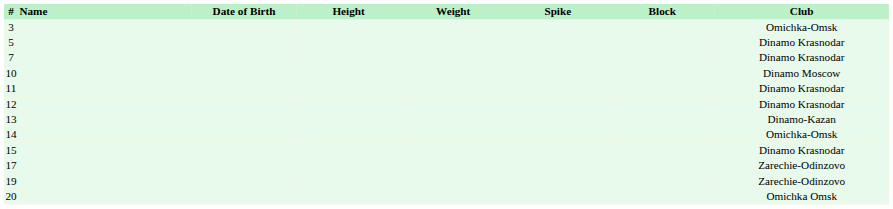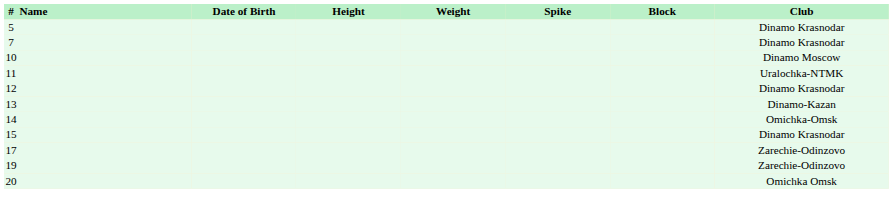- row: (11, 27)
(802, 88) Dinamo Krasnodar -> (802, 73) Uralochka-NTMK
